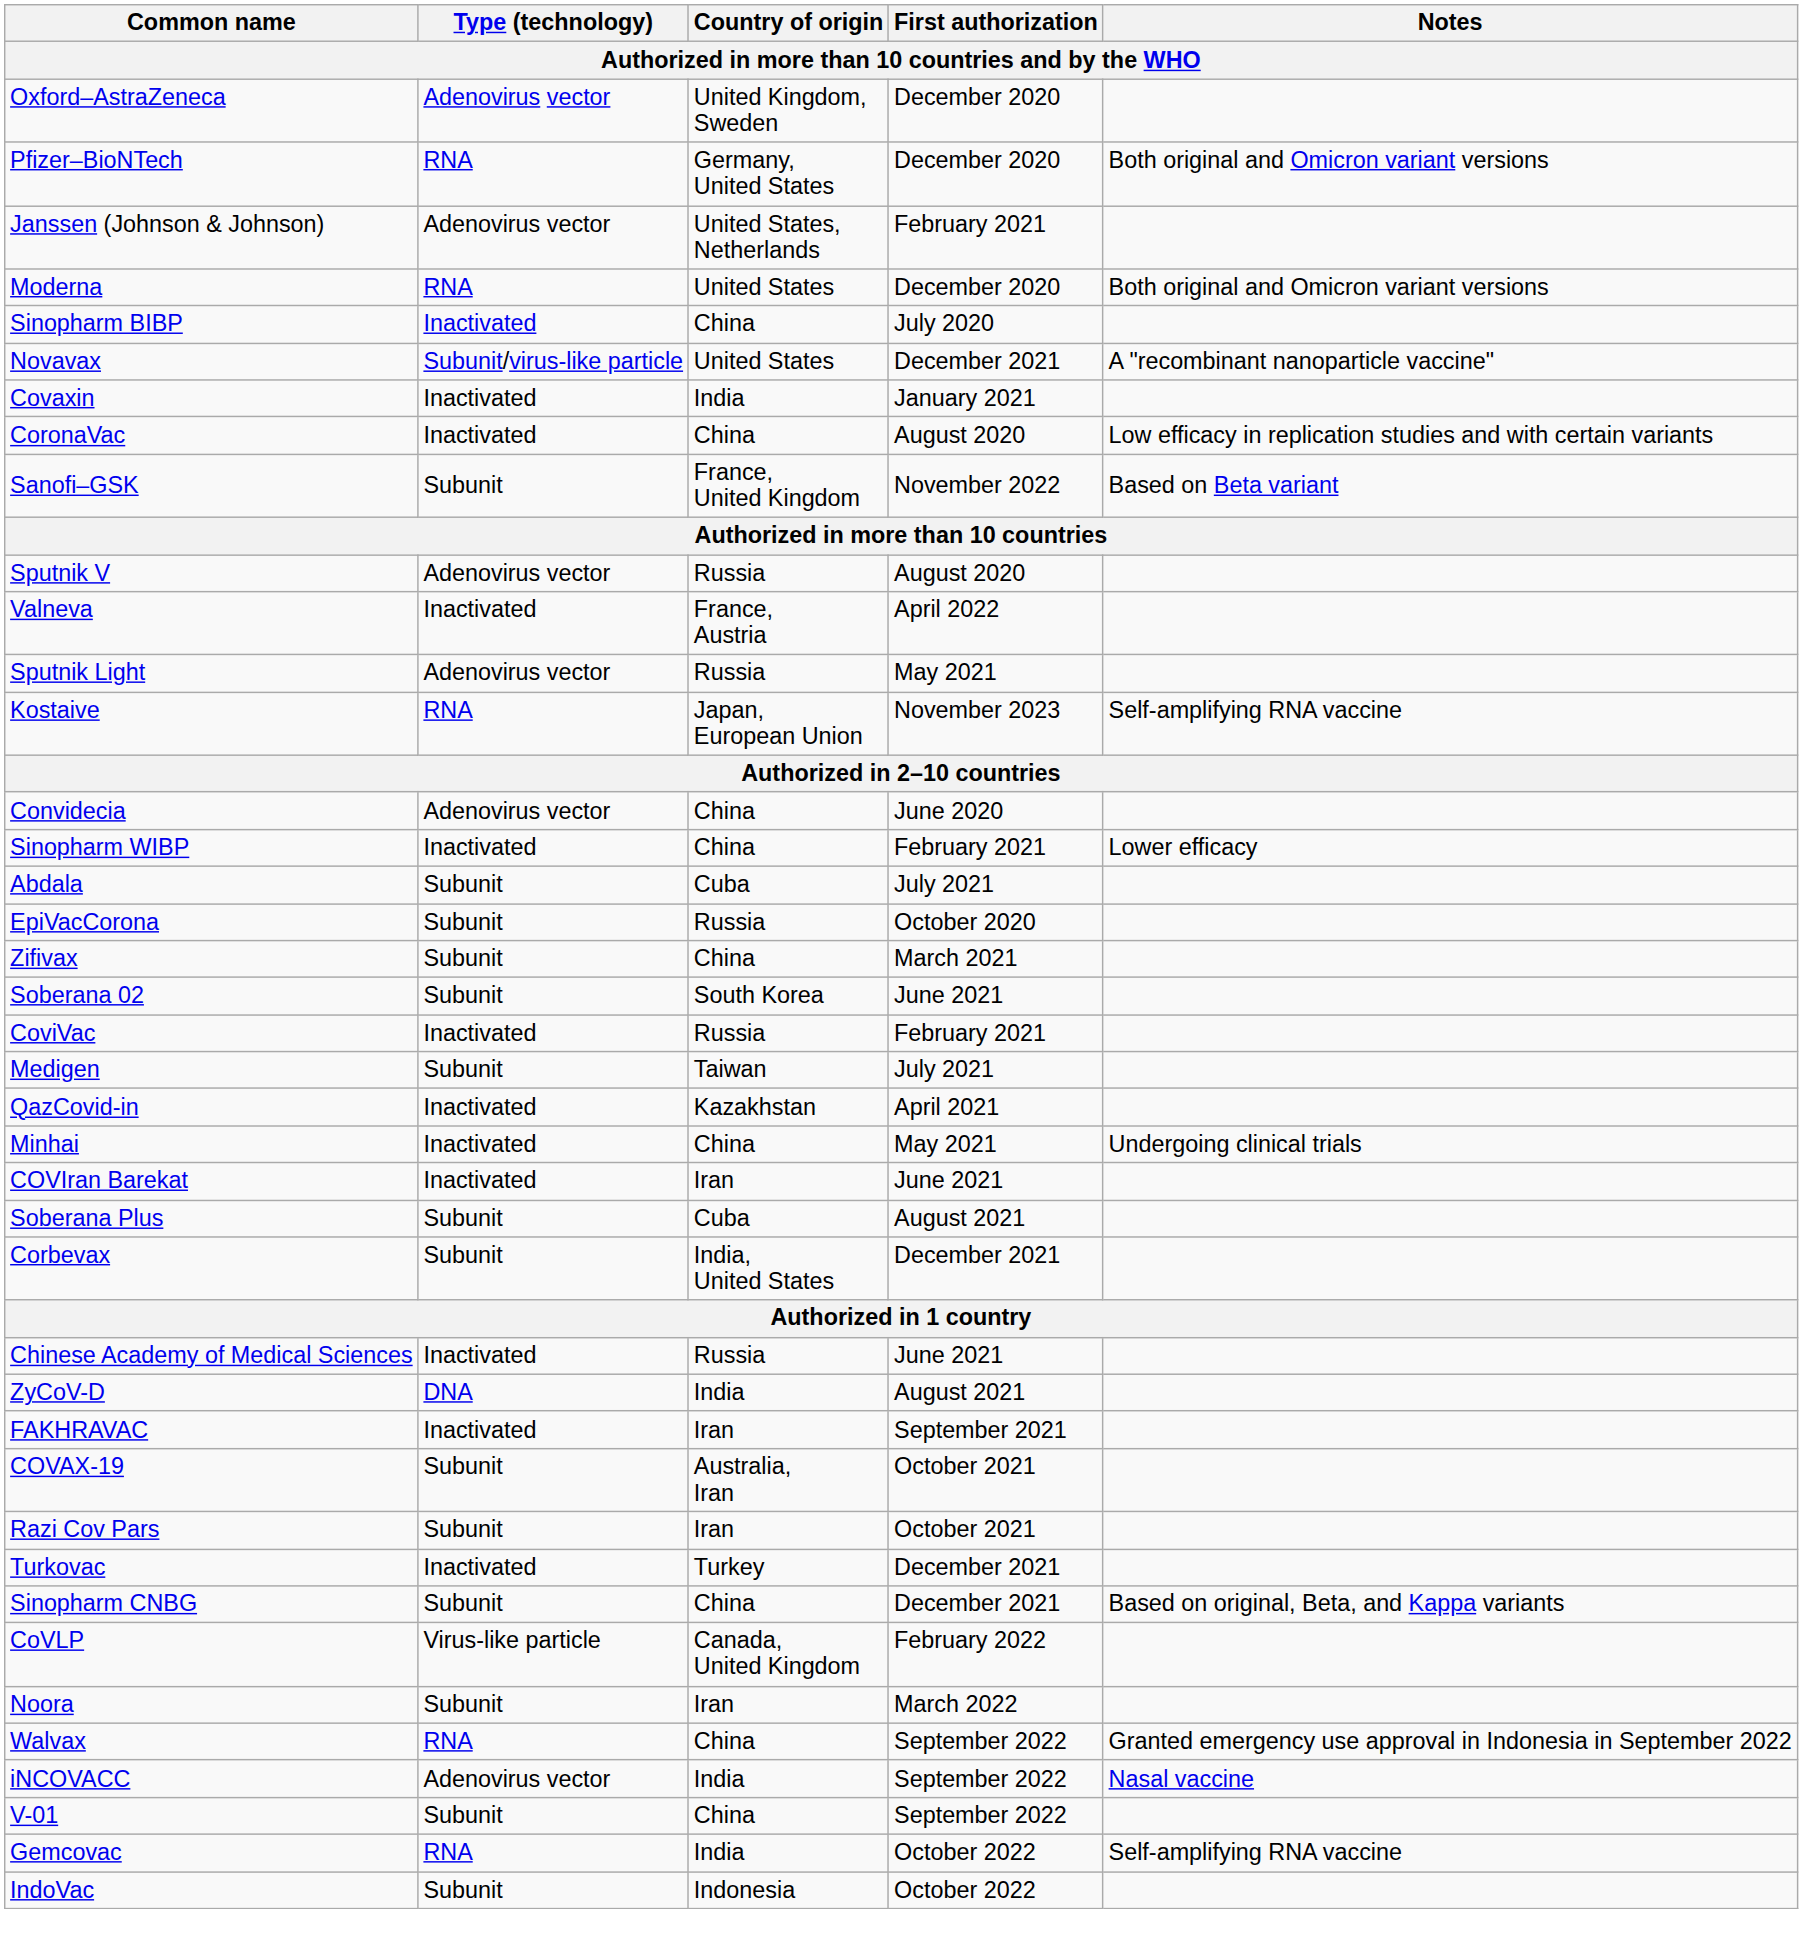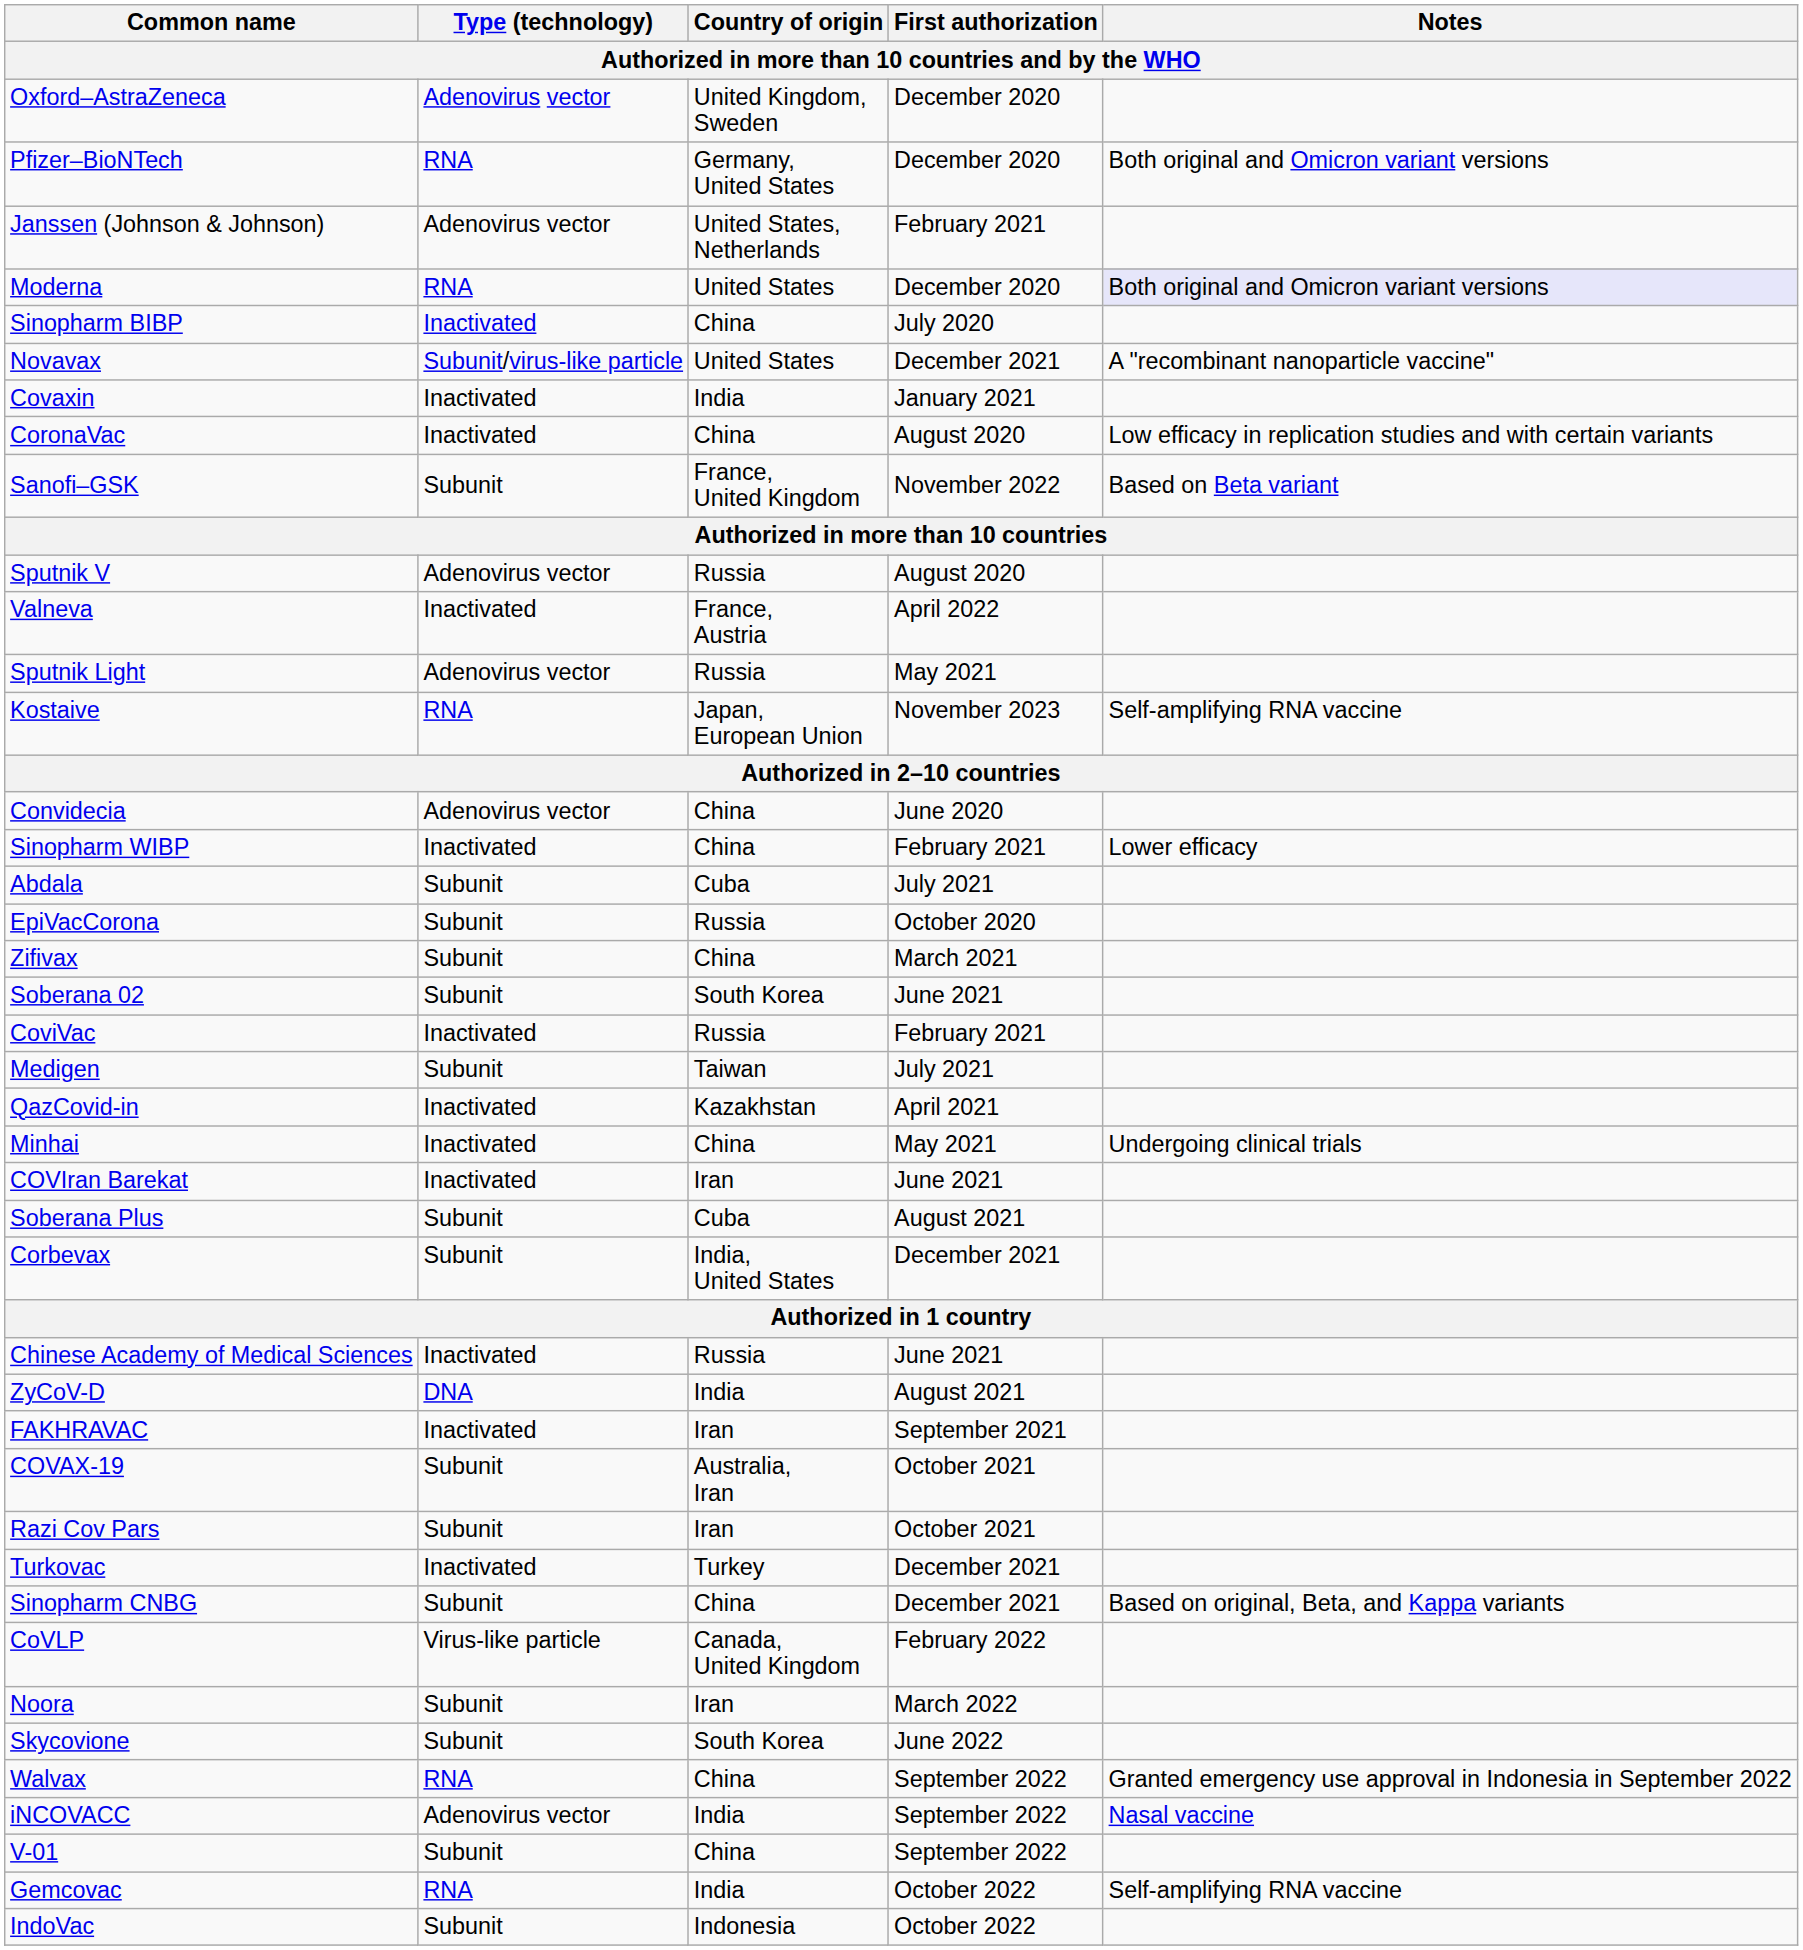(1329, 287) no background -> (1329, 287) lavender background
+ row: (70, 1741)
